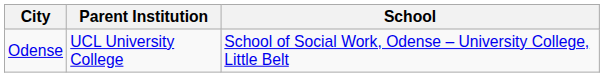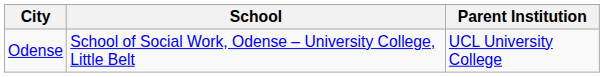columns swapped: (410, 16) <-> (144, 16)
